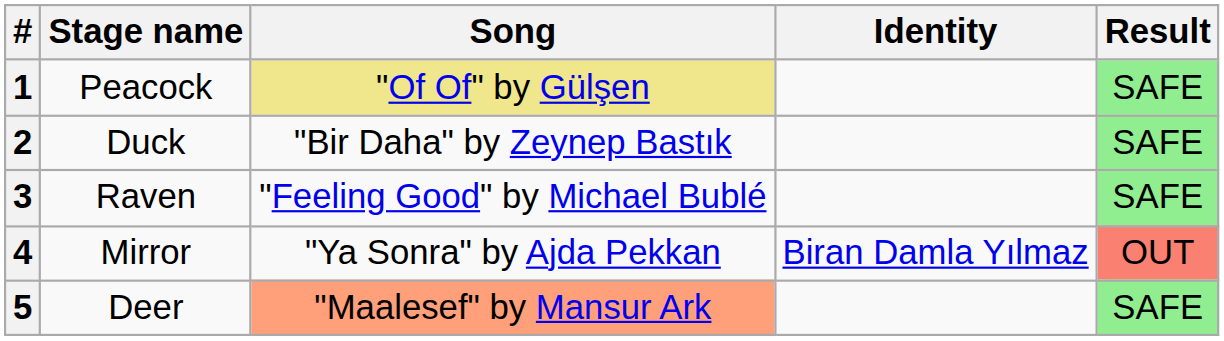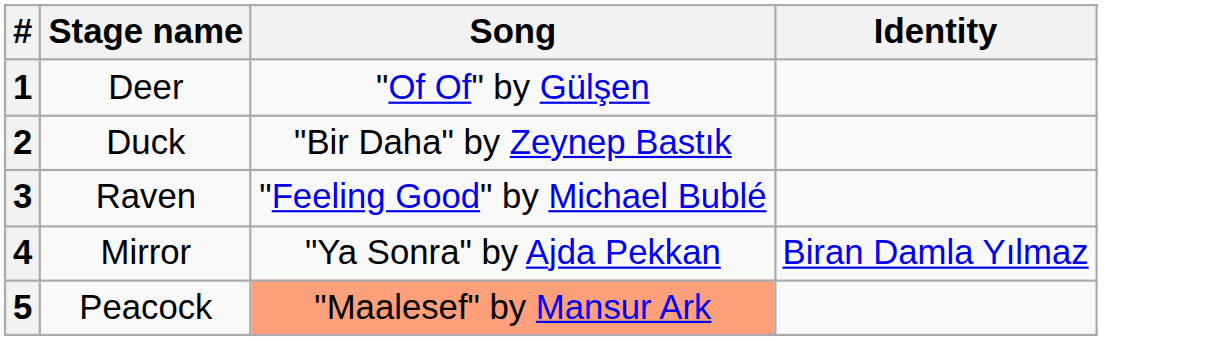- column: (1158, 32)
(146, 87) Peacock -> (146, 87) Deer
(513, 87) khaki background -> (513, 87) no background
(146, 307) Deer -> (146, 307) Peacock
